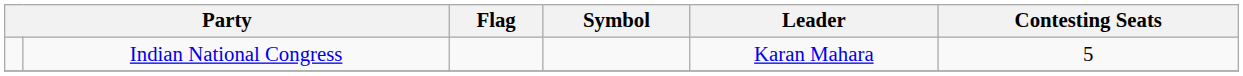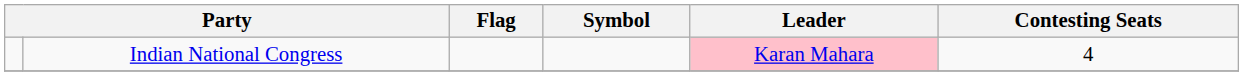(814, 53) no background -> (814, 53) pink background
(1088, 53) 5 -> (1088, 53) 4
